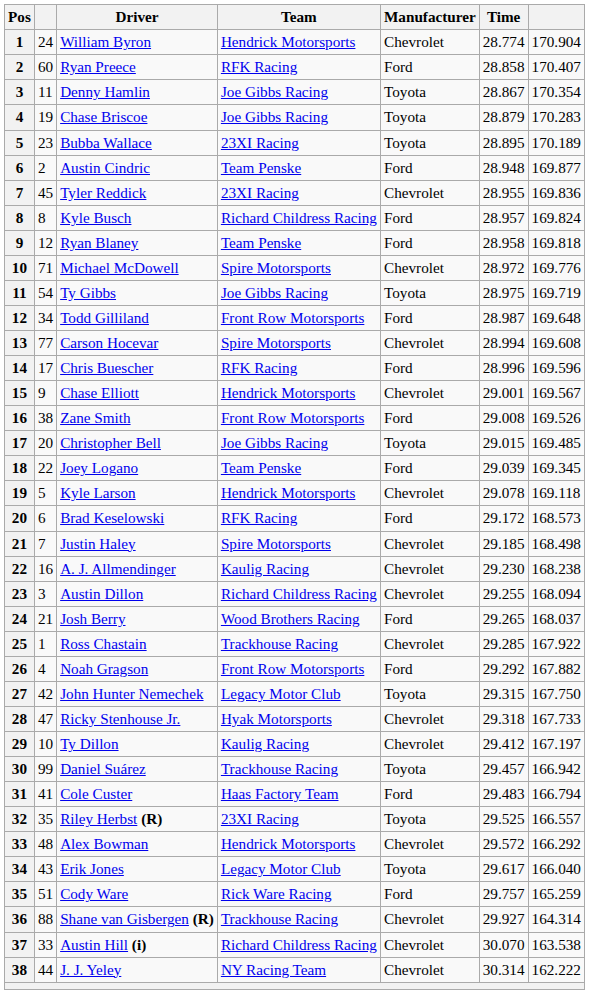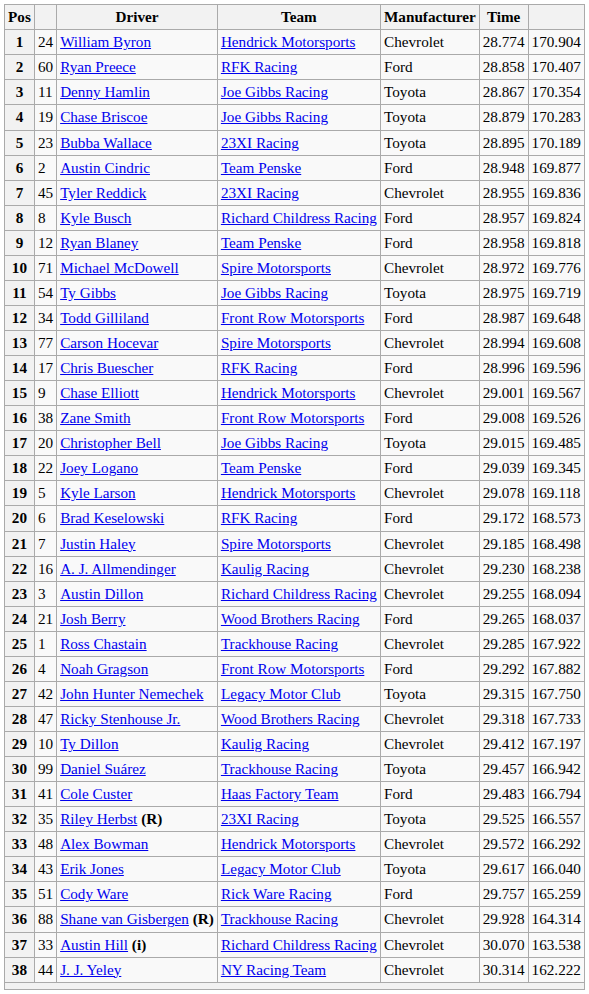(276, 718) Hyak Motorsports -> (290, 718) Wood Brothers Racing
(504, 919) 29.927 -> (504, 919) 29.928
